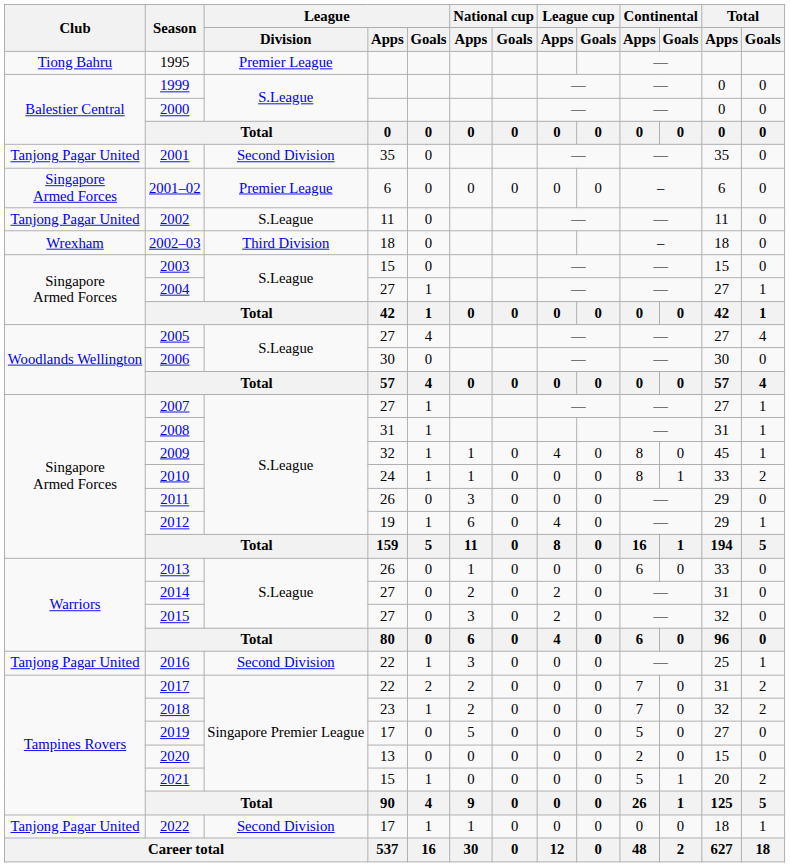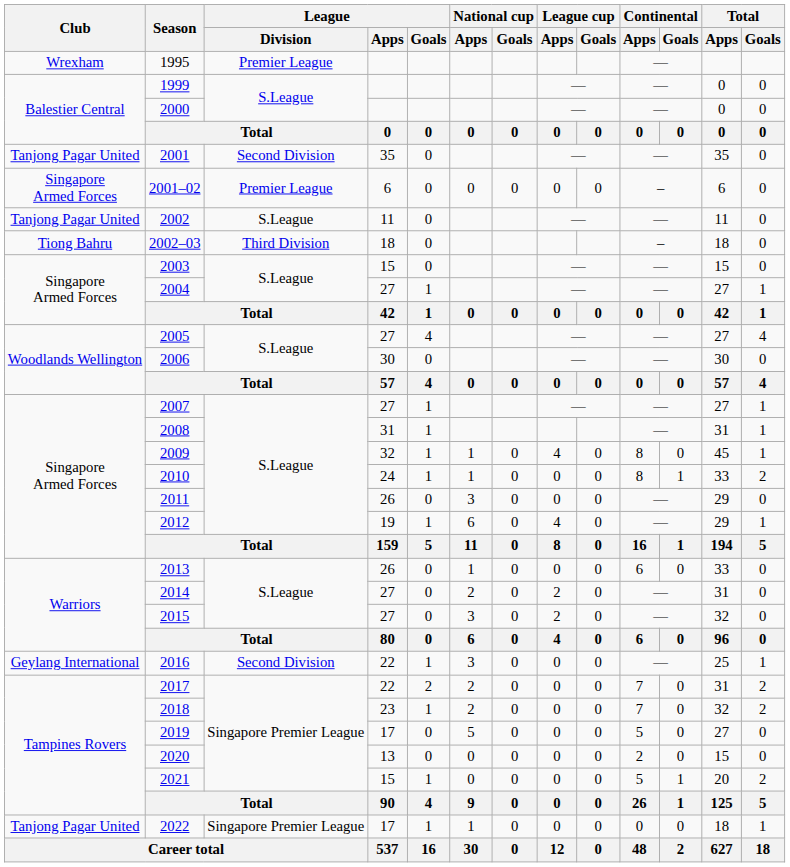(75, 62) Tiong Bahru -> (75, 62) Wrexham
(75, 242) Wrexham -> (75, 242) Tiong Bahru
(75, 663) Tanjong Pagar United -> (75, 663) Geylang International
(286, 826) Second Division -> (286, 826) Singapore Premier League
